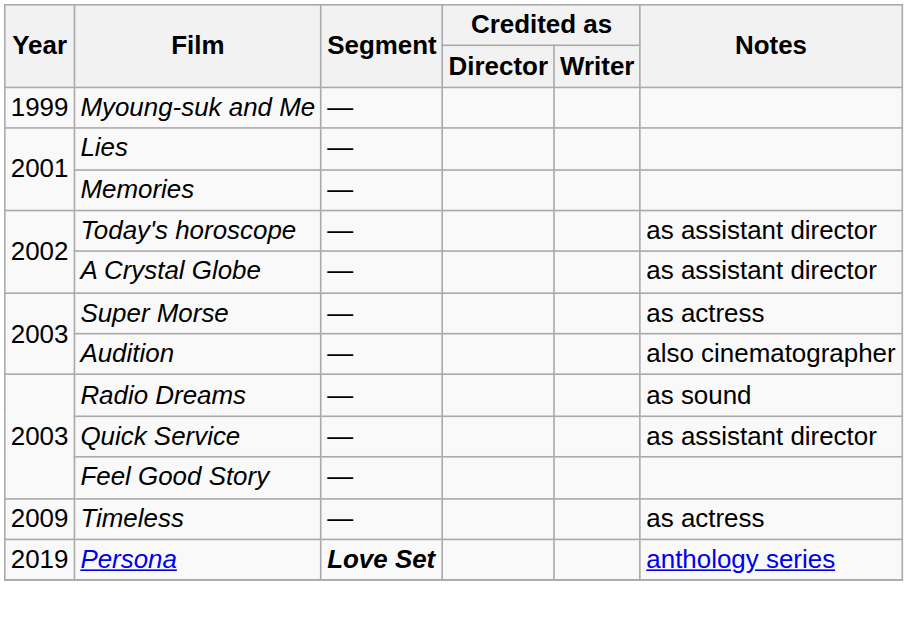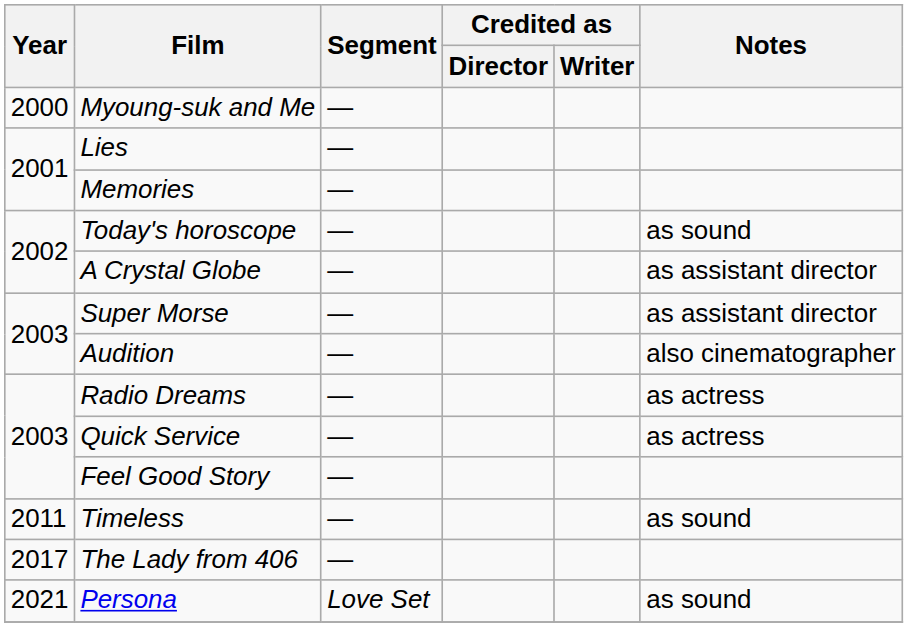(40, 107) 1999 -> (40, 107) 2000
(762, 230) as assistant director -> (699, 230) as sound
(705, 312) as actress -> (762, 312) as assistant director
(699, 395) as sound -> (705, 395) as actress
(762, 436) as assistant director -> (705, 436) as actress
(40, 518) 2009 -> (39, 518) 2011
(705, 518) as actress -> (699, 518) as sound
+ row: (189, 559)
(40, 559) 2019 -> (40, 600) 2021
(381, 559) bold -> (378, 600) normal
(741, 559) anthology series -> (699, 600) as sound
